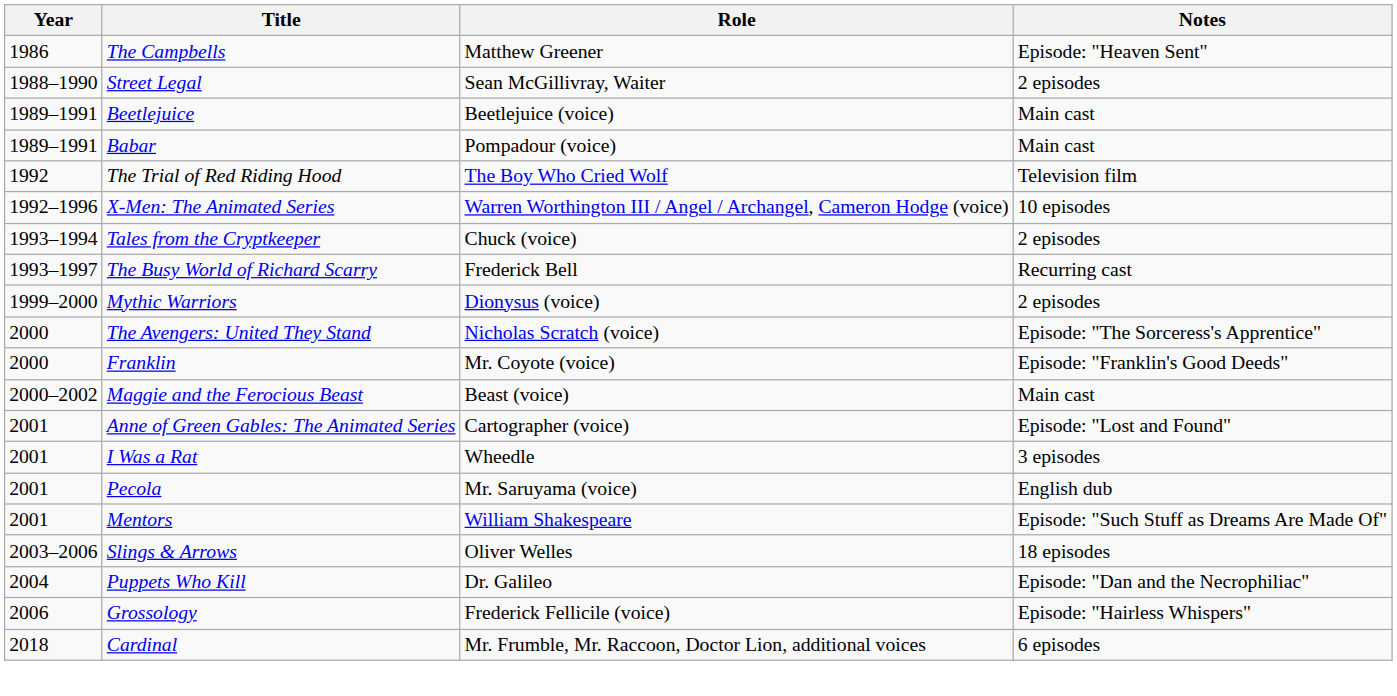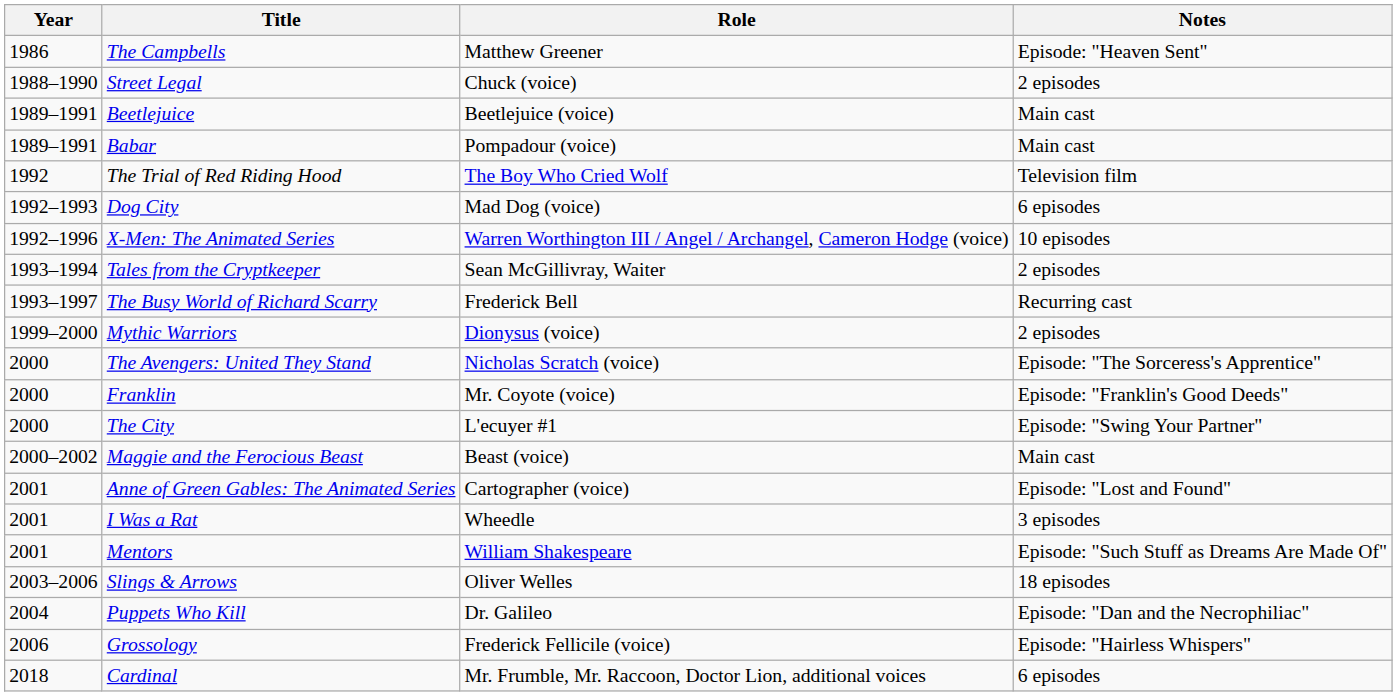(565, 82) Sean McGillivray, Waiter -> (521, 82) Chuck (voice)
+ row: (143, 207)
(521, 238) Chuck (voice) -> (565, 269) Sean McGillivray, Waiter
+ row: (140, 425)
- row: (134, 488)
